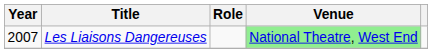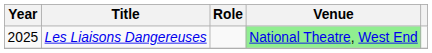(23, 37) 2007 -> (23, 37) 2025
